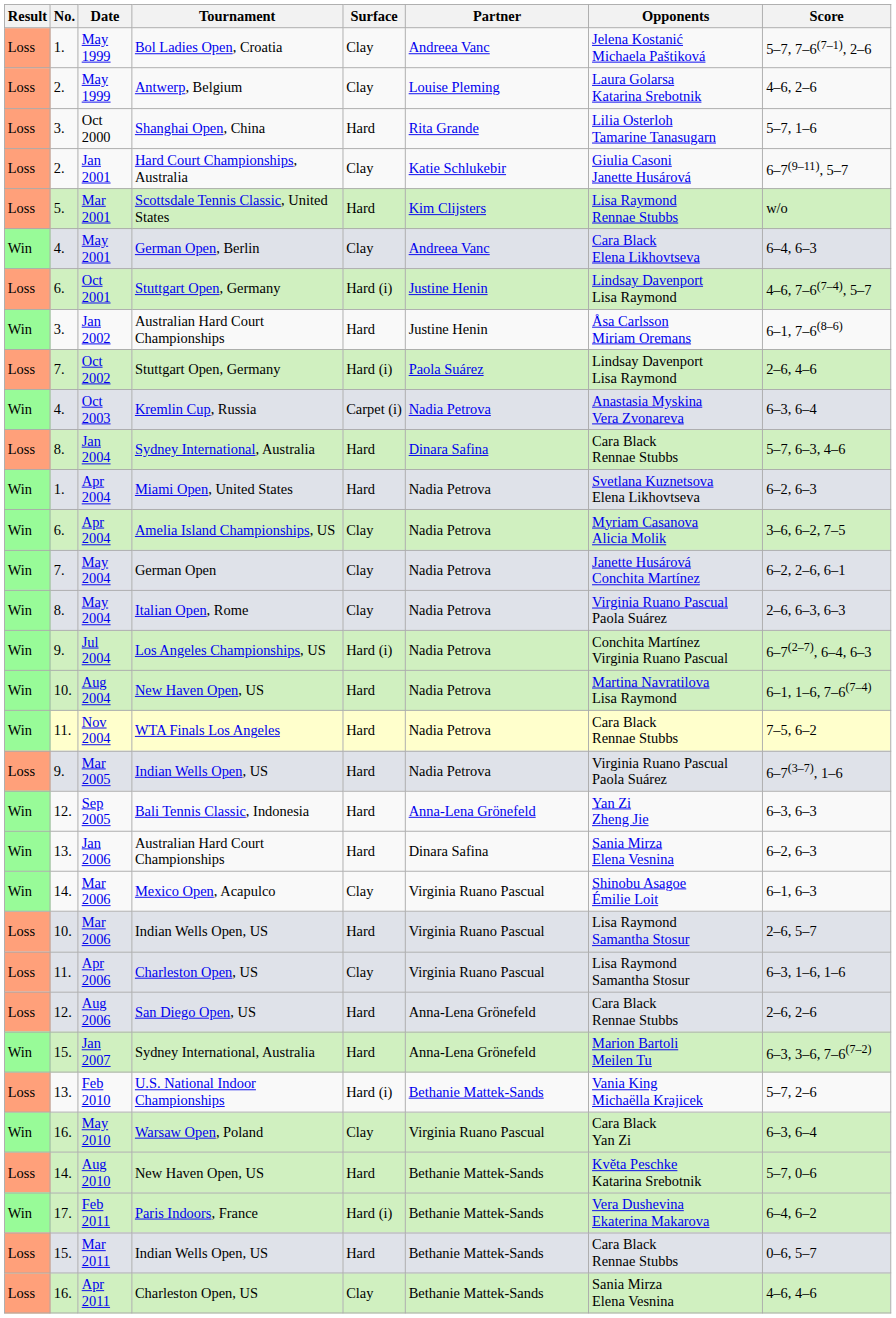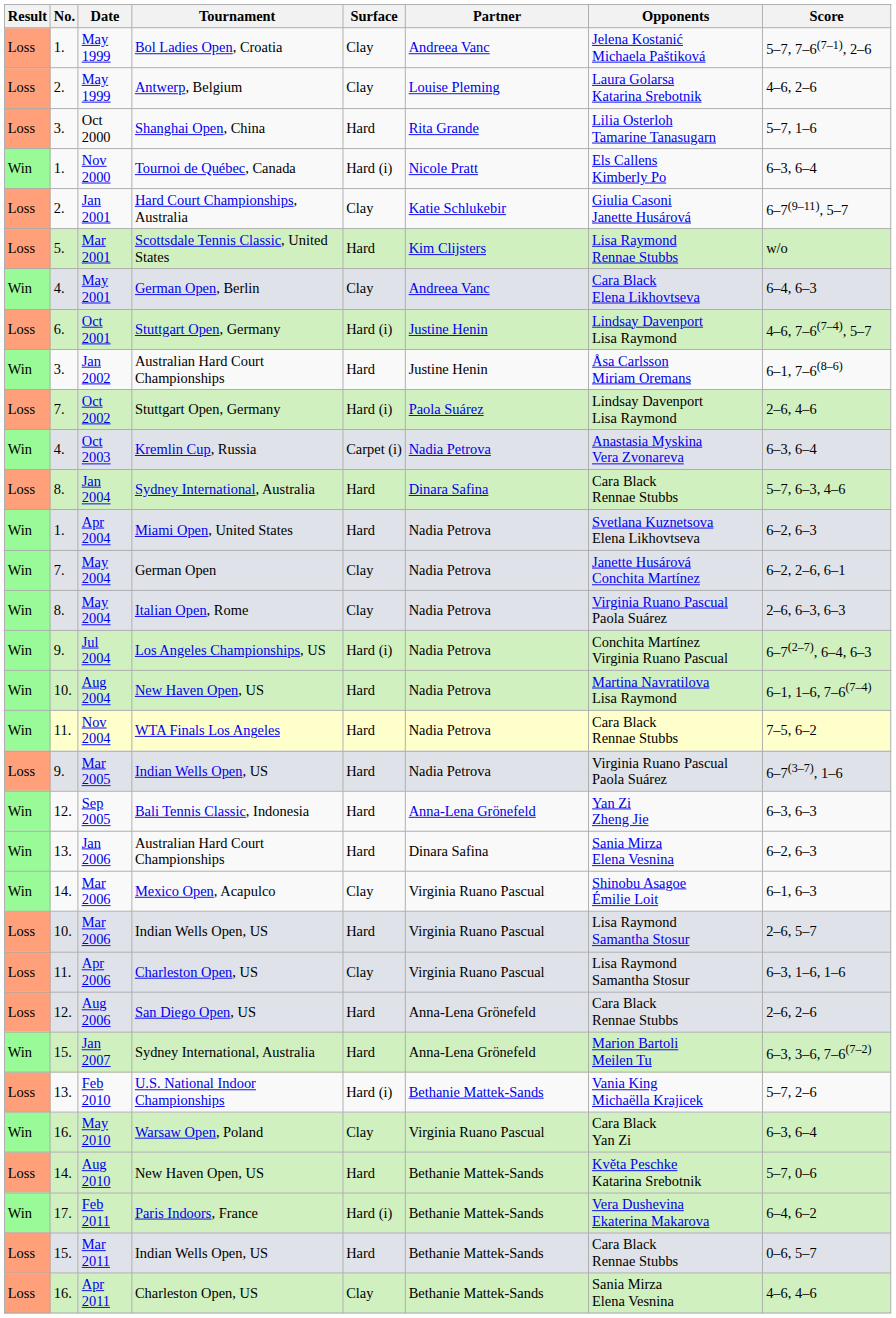+ row: (96, 168)
- row: (96, 529)
